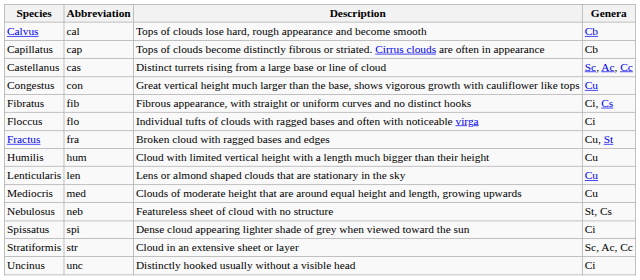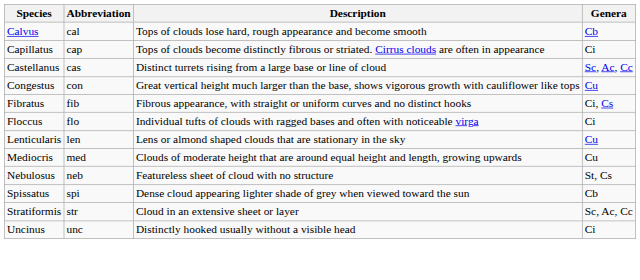(591, 49) Cb -> (590, 49) Ci
- row: (24, 139)
- row: (25, 157)
(590, 229) Ci -> (591, 193) Cb
